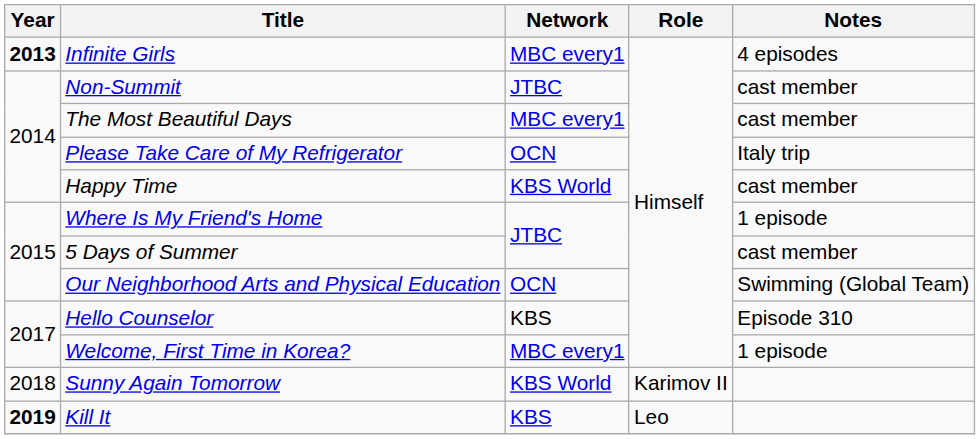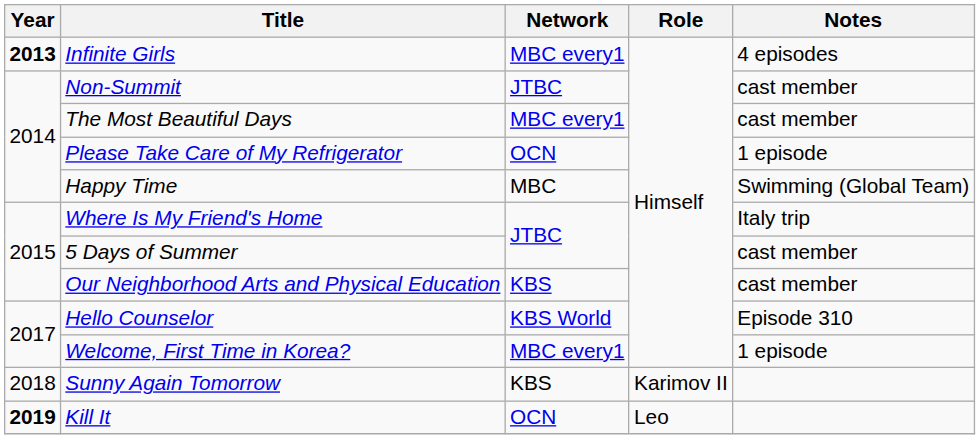(774, 152) Italy trip -> (782, 152) 1 episode
(561, 185) KBS World -> (533, 185) MBC
(797, 185) cast member -> (853, 185) Swimming (Global Team)
(782, 218) 1 episode -> (774, 218) Italy trip
(533, 284) OCN -> (531, 284) KBS
(853, 284) Swimming (Global Team) -> (797, 284) cast member
(531, 317) KBS -> (561, 317) KBS World
(561, 383) KBS World -> (531, 383) KBS
(531, 416) KBS -> (533, 416) OCN
